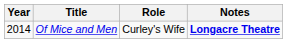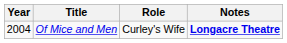(19, 30) 2014 -> (19, 30) 2004
